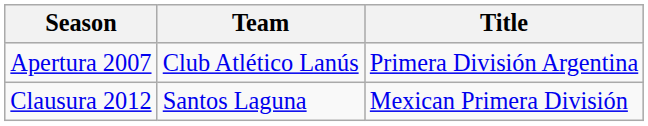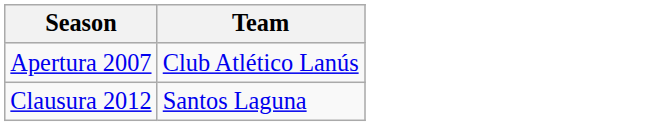- column: (504, 23)
